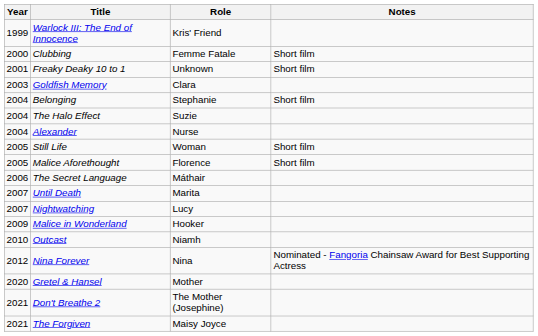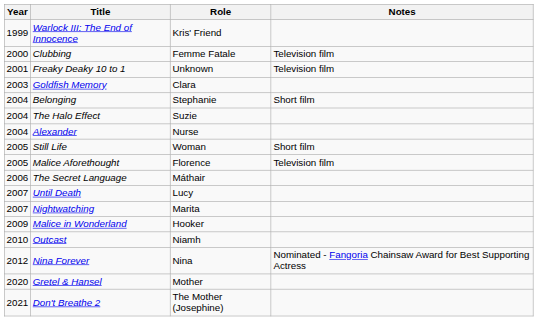(294, 54) Short film -> (304, 54) Television film
(294, 69) Short film -> (304, 69) Television film
(294, 162) Short film -> (304, 162) Television film
(186, 193) Marita -> (183, 193) Lucy
(183, 208) Lucy -> (186, 208) Marita
- row: (62, 323)
